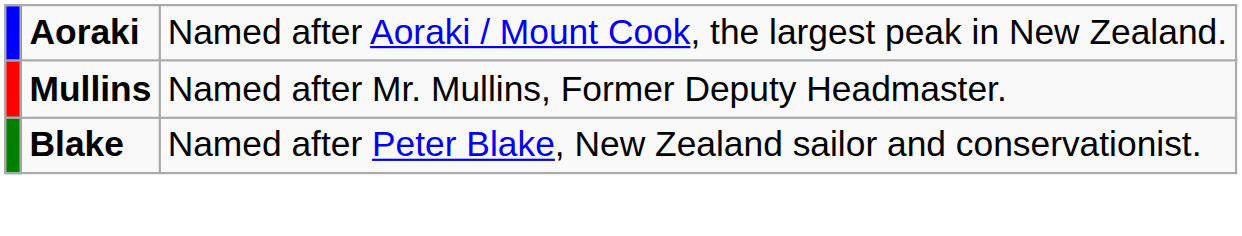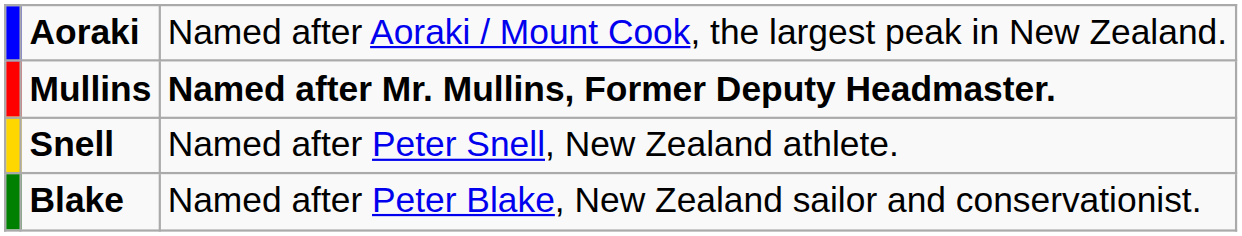(587, 88) normal -> (612, 88) bold
+ row: (72, 144)
